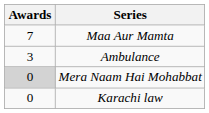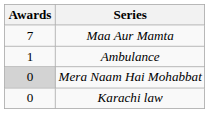(30, 56) 3 -> (30, 56) 1
